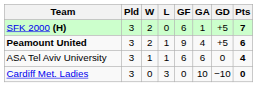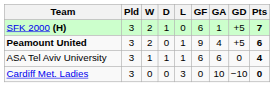+ column: (166, 12)
